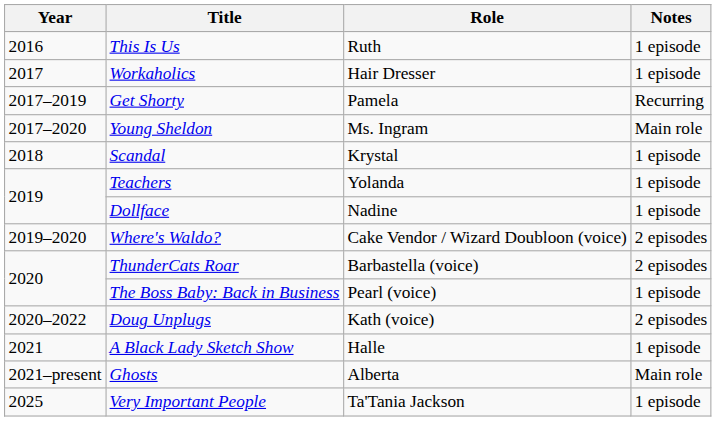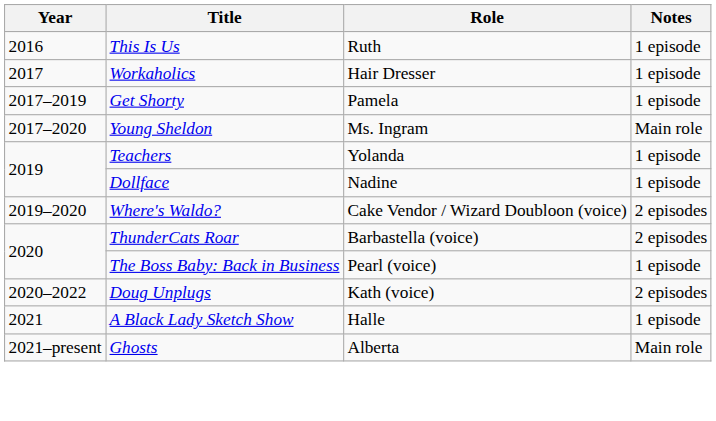(669, 100) Recurring -> (668, 100) 1 episode
- row: (137, 155)
- row: (188, 401)
